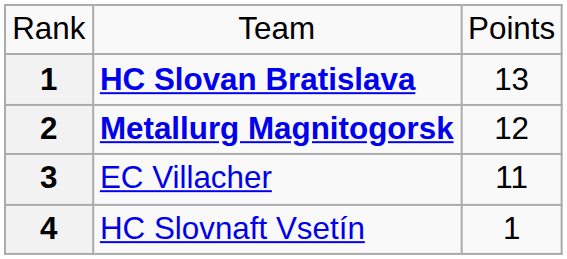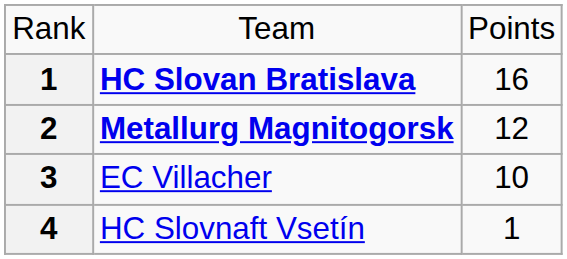(512, 79) 13 -> (512, 79) 16
(512, 178) 11 -> (512, 178) 10
